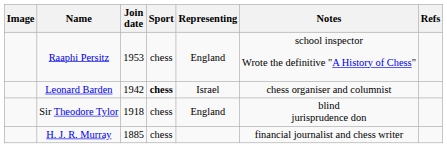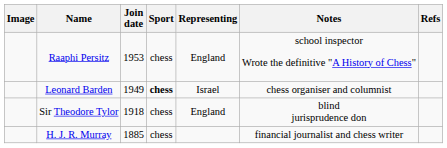(134, 89) 1942 -> (134, 89) 1949
